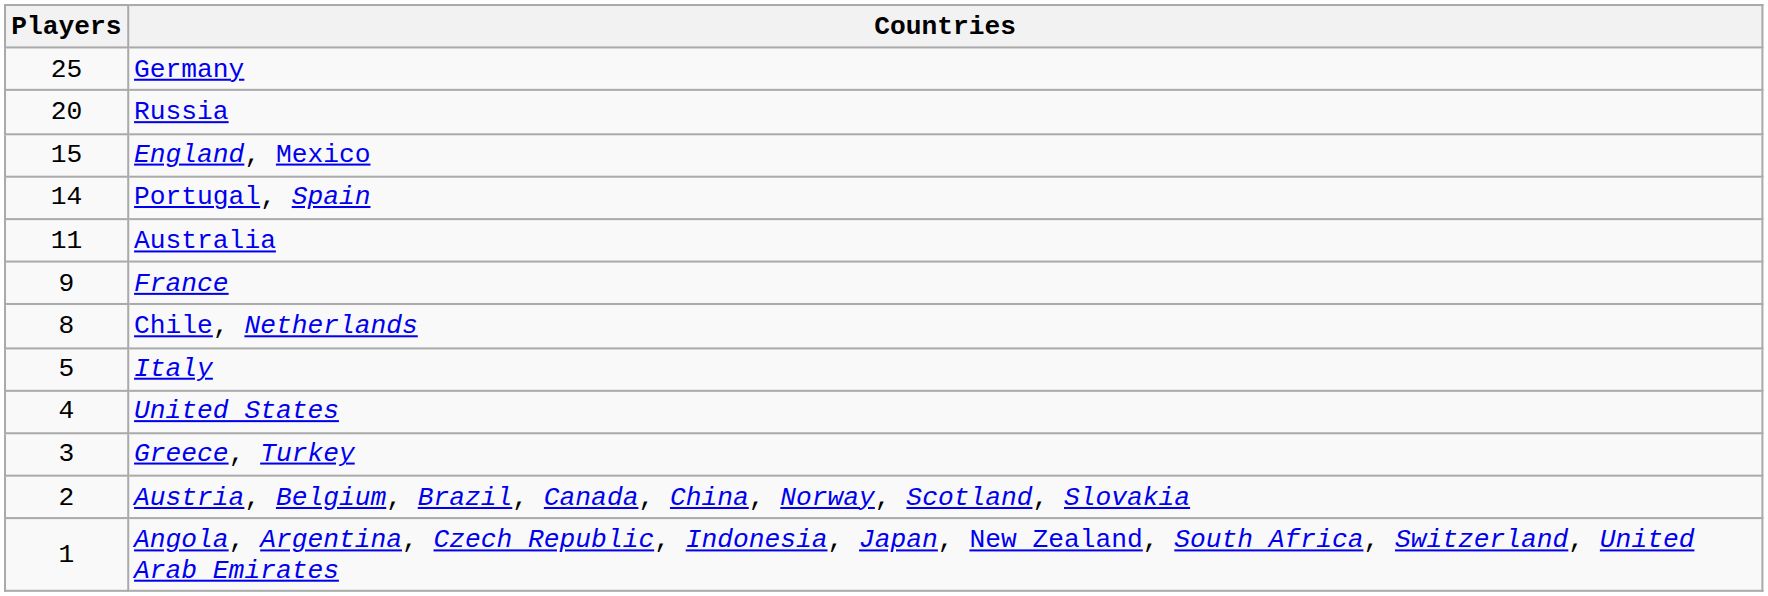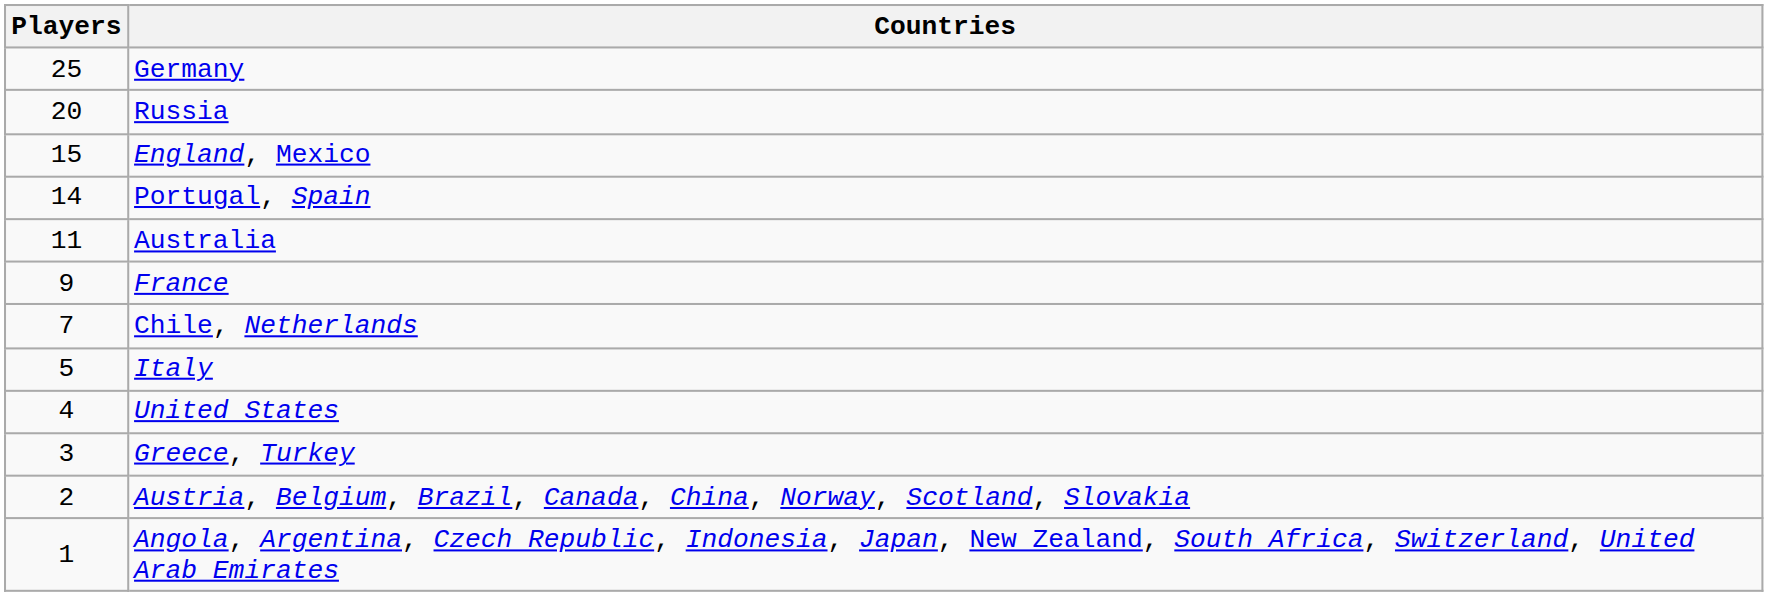(66, 326) 8 -> (66, 326) 7
